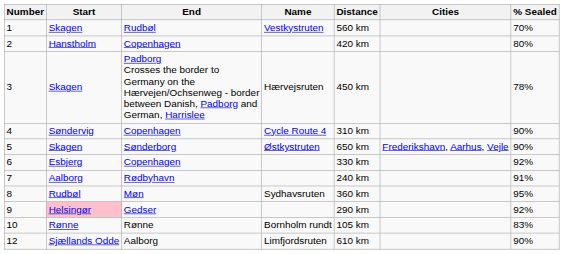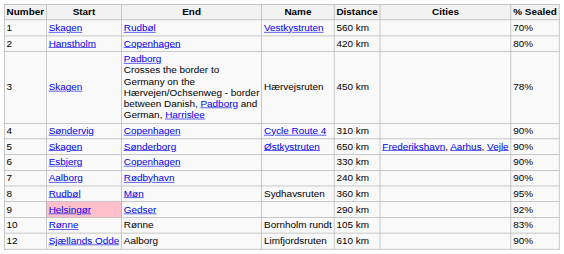(523, 162) 92% -> (523, 162) 90%
(523, 178) 91% -> (523, 178) 90%
